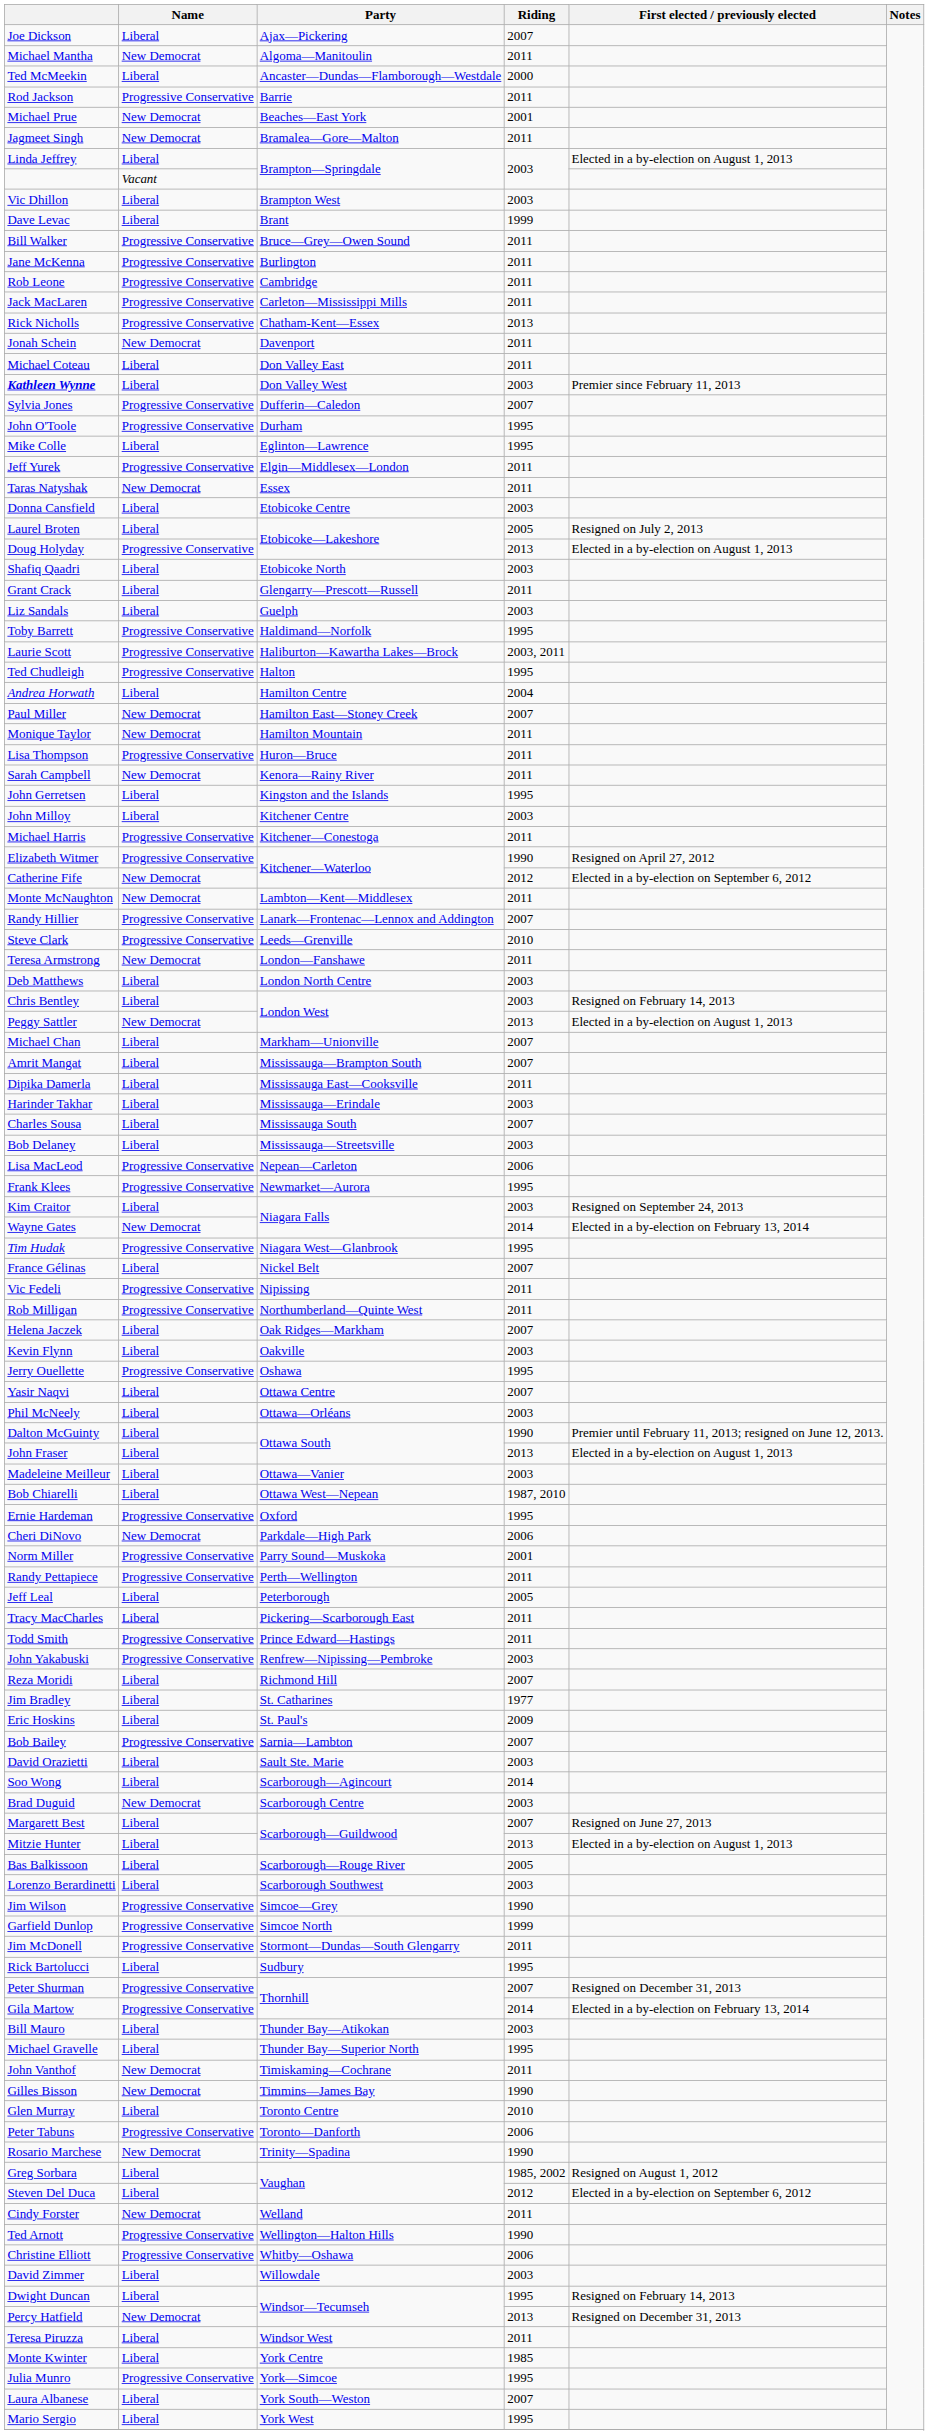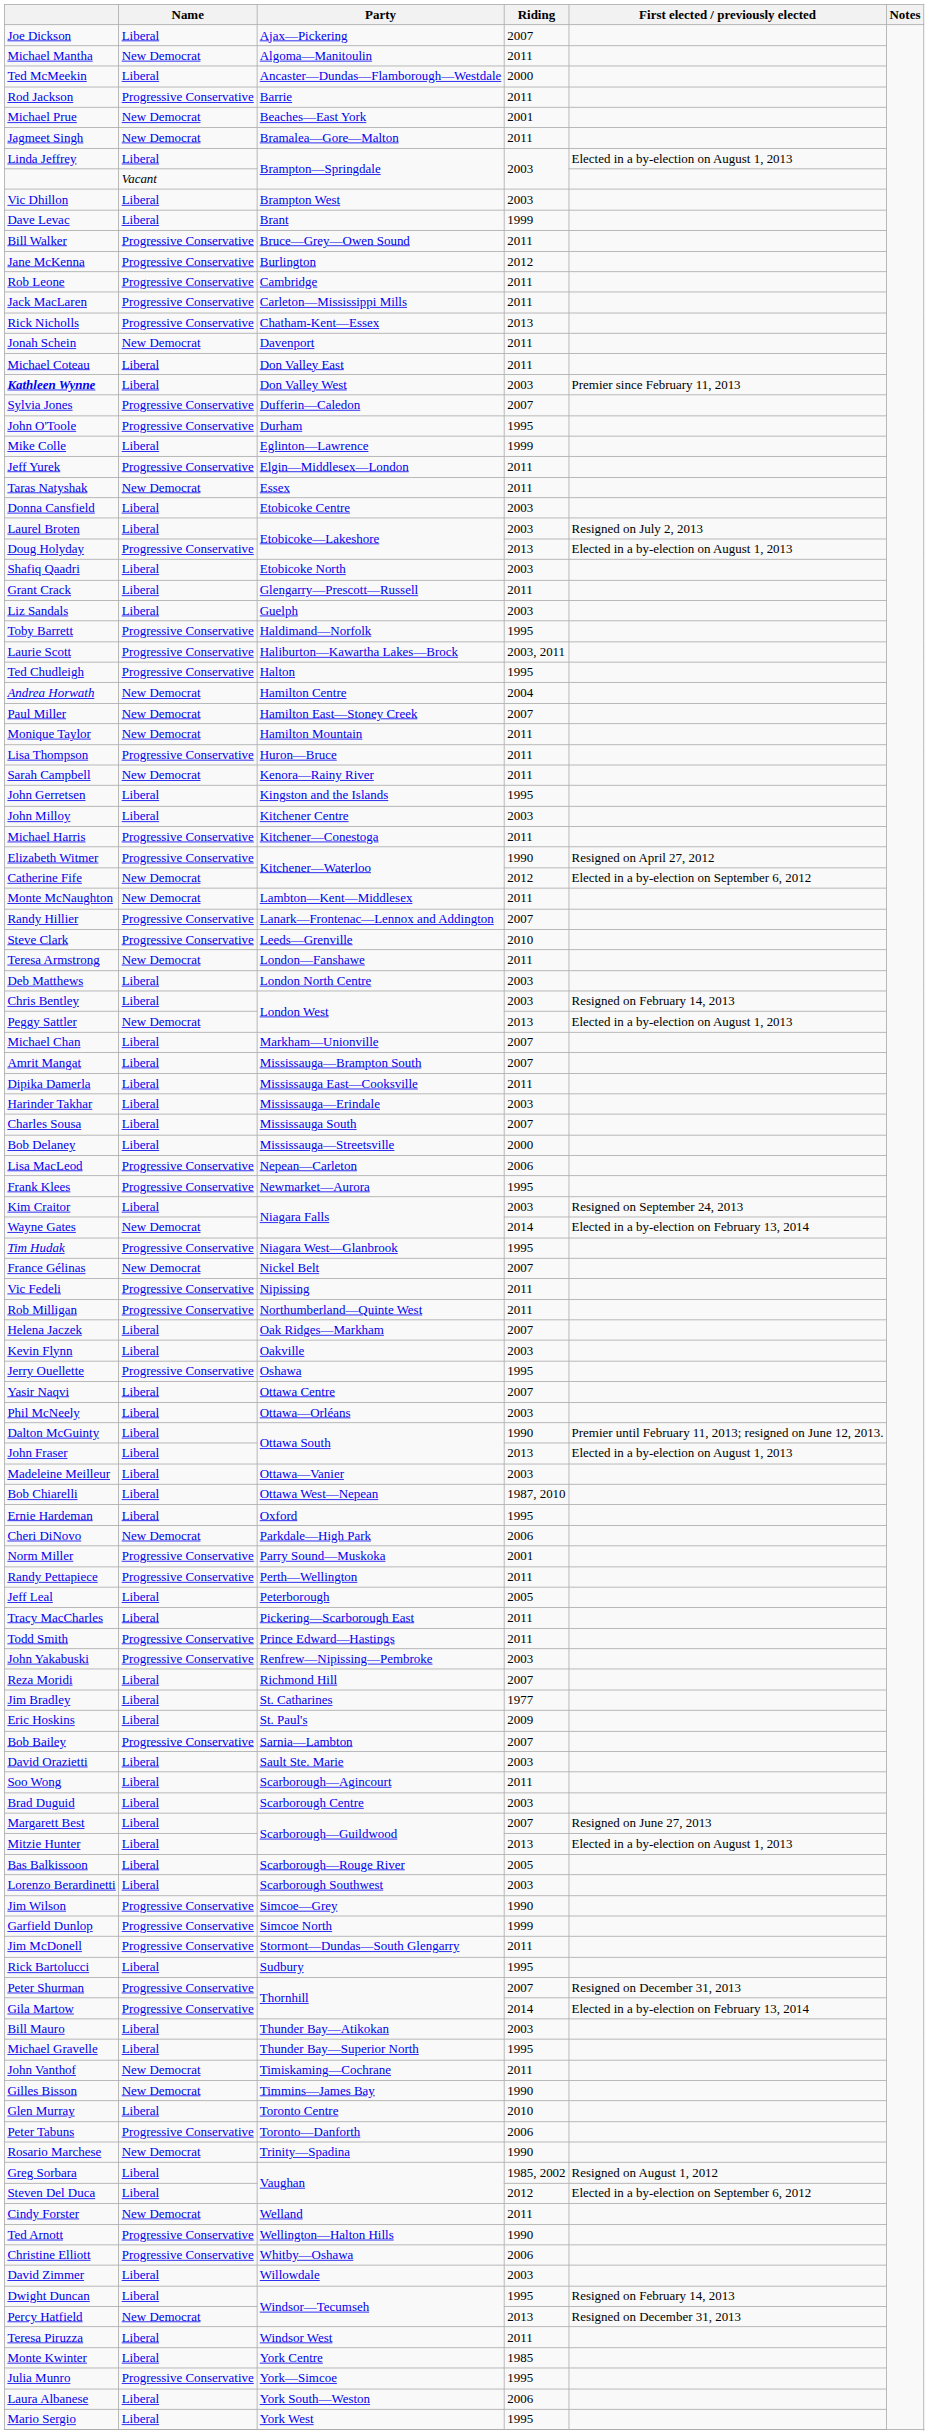(520, 261) 2011 -> (520, 261) 2012
(520, 446) 1995 -> (520, 446) 1999
(520, 528) 2005 -> (520, 528) 2003
(140, 693) Liberal -> (161, 693) New Democrat
(520, 1145) 2003 -> (520, 1145) 2000
(140, 1268) Liberal -> (161, 1268) New Democrat
(188, 1515) Progressive Conservative -> (140, 1515) Liberal
(520, 1782) 2014 -> (520, 1782) 2011
(161, 1802) New Democrat -> (140, 1802) Liberal
(520, 2399) 2007 -> (520, 2399) 2006
